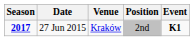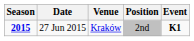(21, 28) 2017 -> (21, 28) 2015
